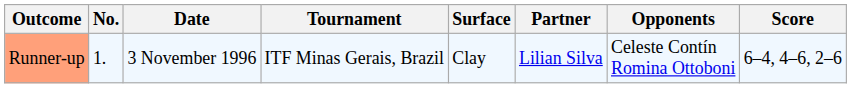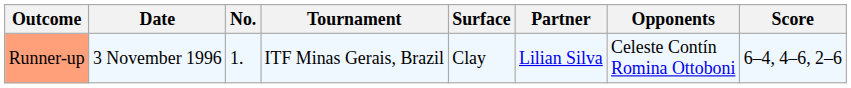columns swapped: (106, 18) <-> (192, 18)
